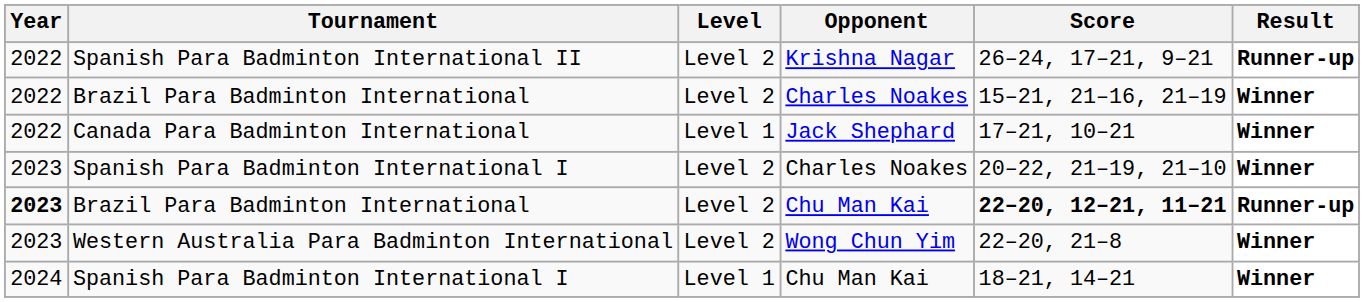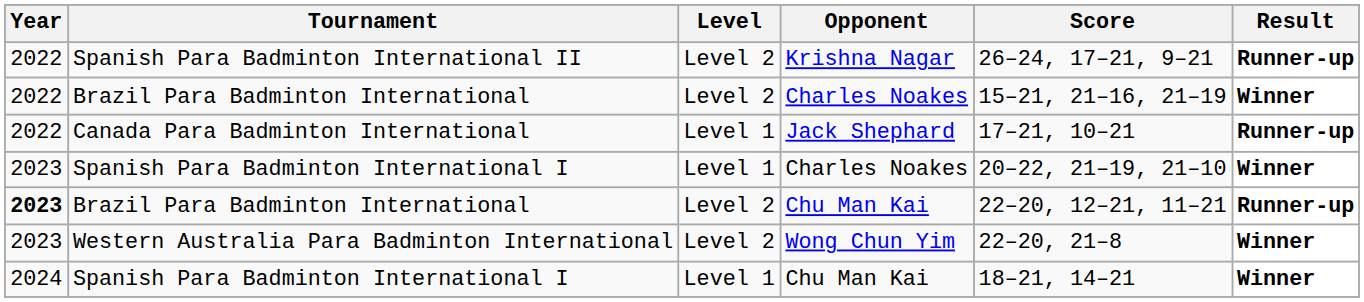(1276, 133) Winner -> (1296, 133) Runner-up
(729, 169) Level 2 -> (729, 169) Level 1
(1103, 206) bold -> (1103, 206) normal
